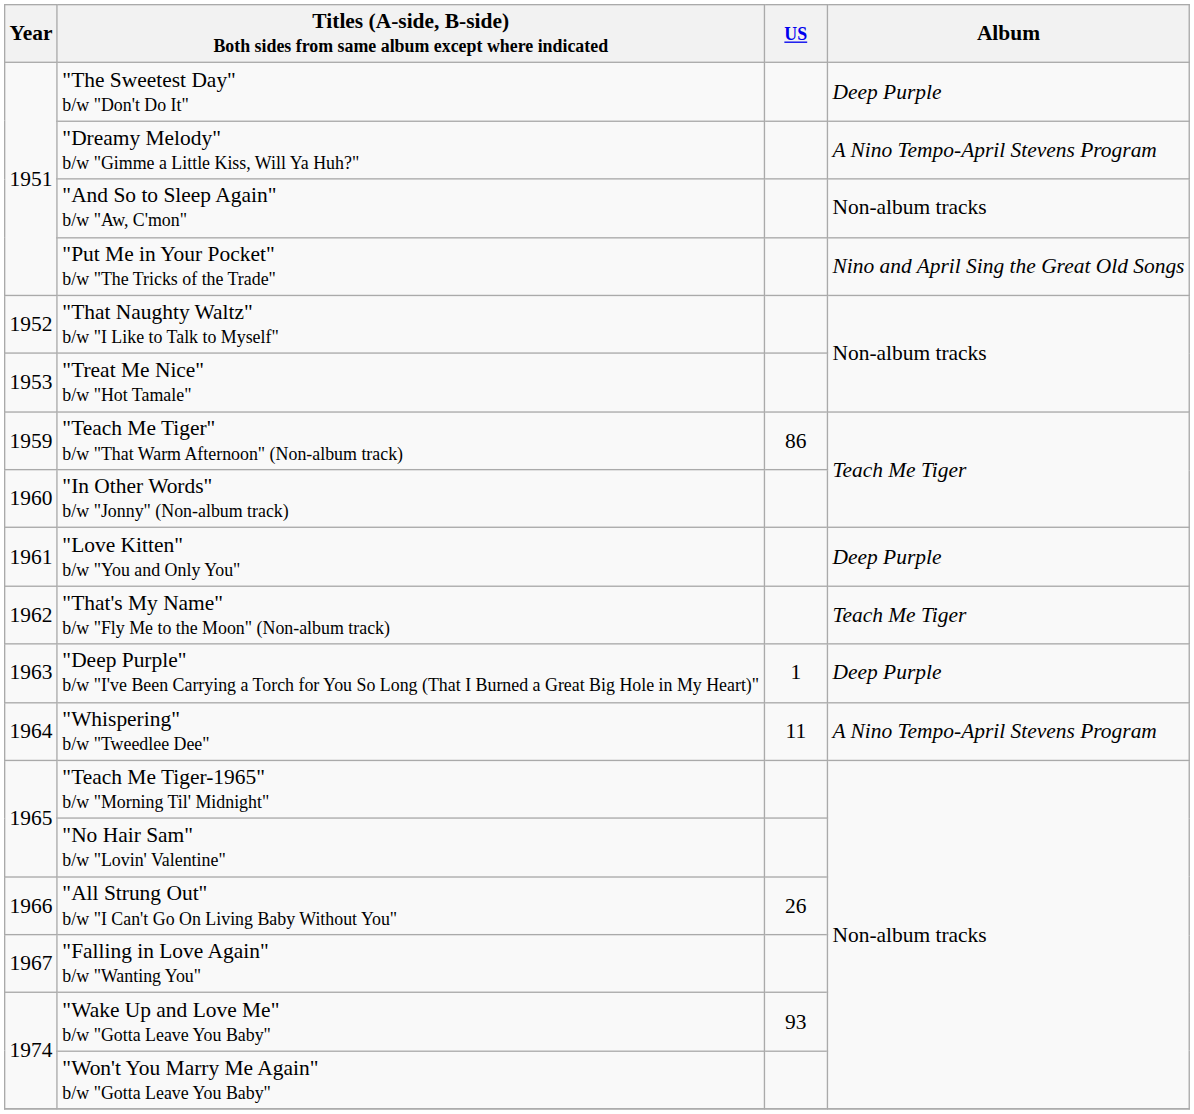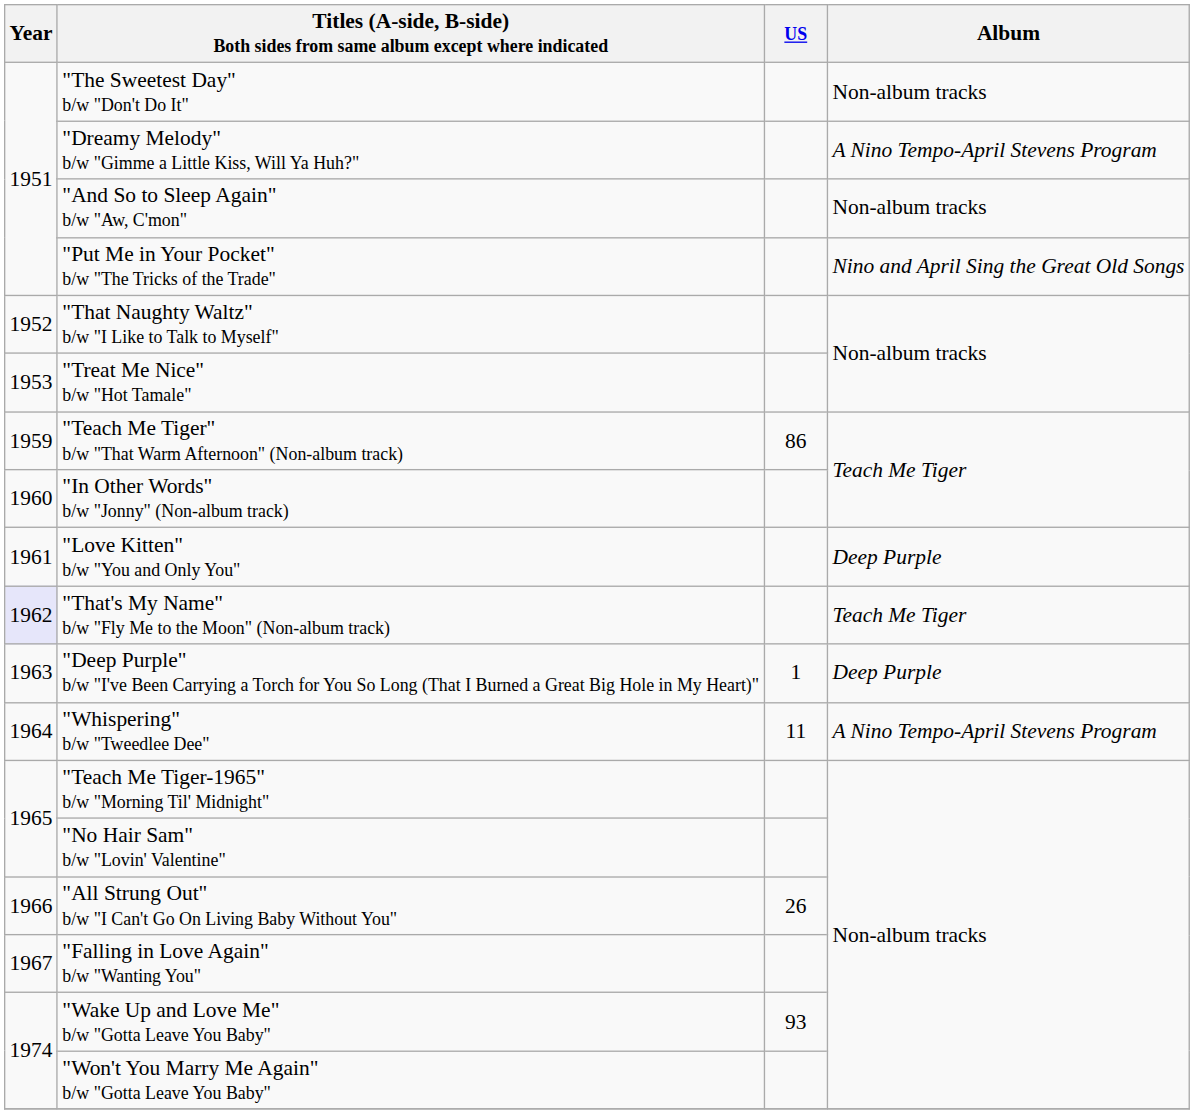(887, 91) Deep Purple -> (910, 91) Non-album tracks
(31, 614) no background -> (31, 614) lavender background
